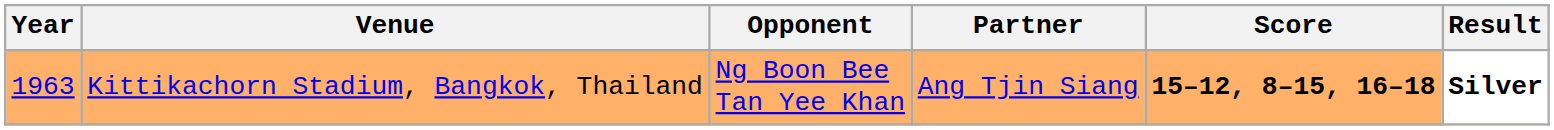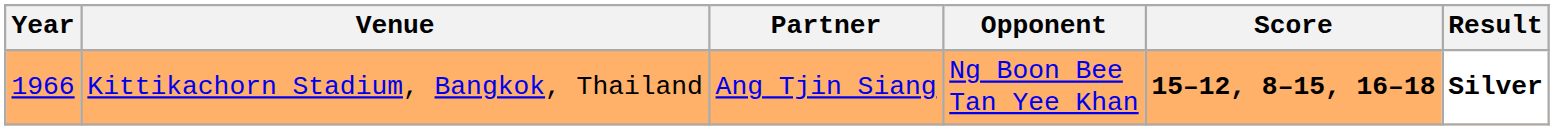columns swapped: (1028, 27) <-> (810, 27)
(43, 87) 1963 -> (43, 87) 1966
